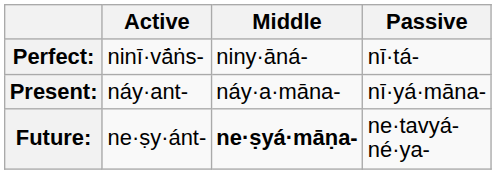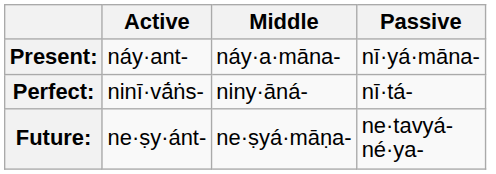rows swapped: (54, 91) <-> (54, 56)
(287, 138) bold -> (284, 138) normal
